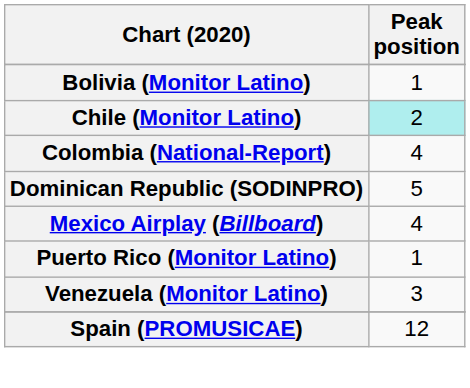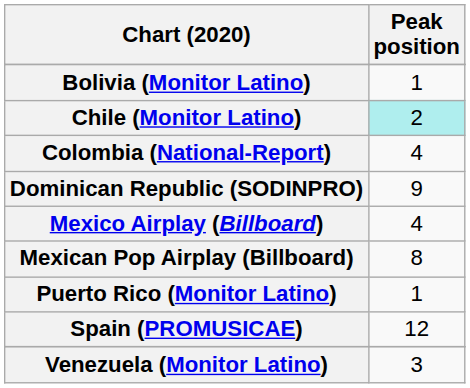(417, 188) 5 -> (417, 188) 9
+ row: (187, 258)
rows swapped: (187, 329) <-> (187, 294)
